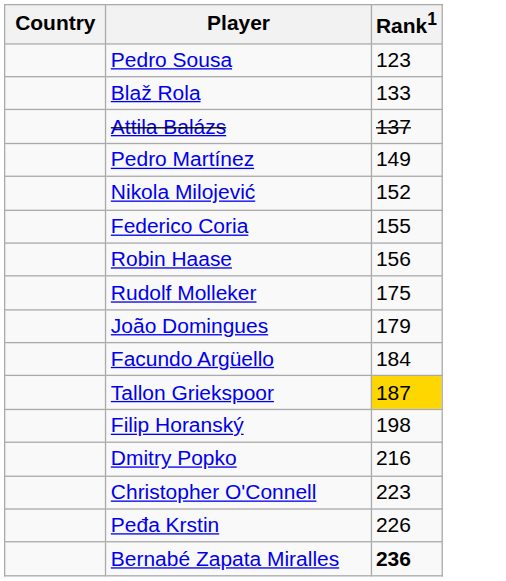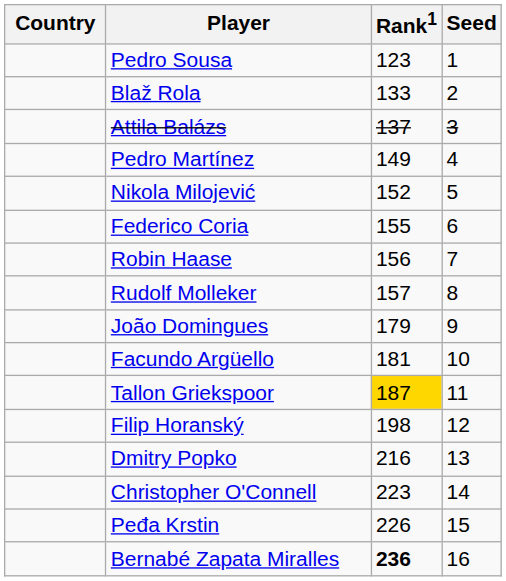+ column: (472, 23)
(393, 292) 175 -> (393, 292) 157
(393, 359) 184 -> (393, 359) 181
